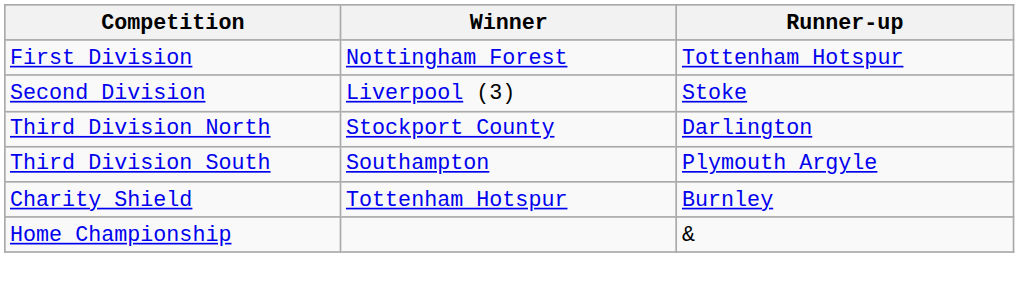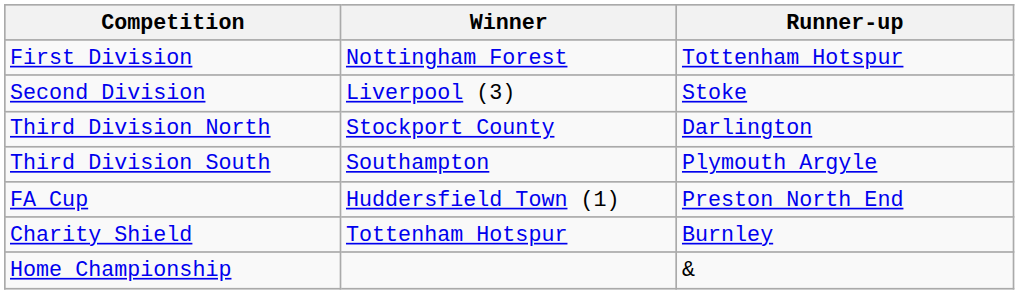+ row: (49, 199)
